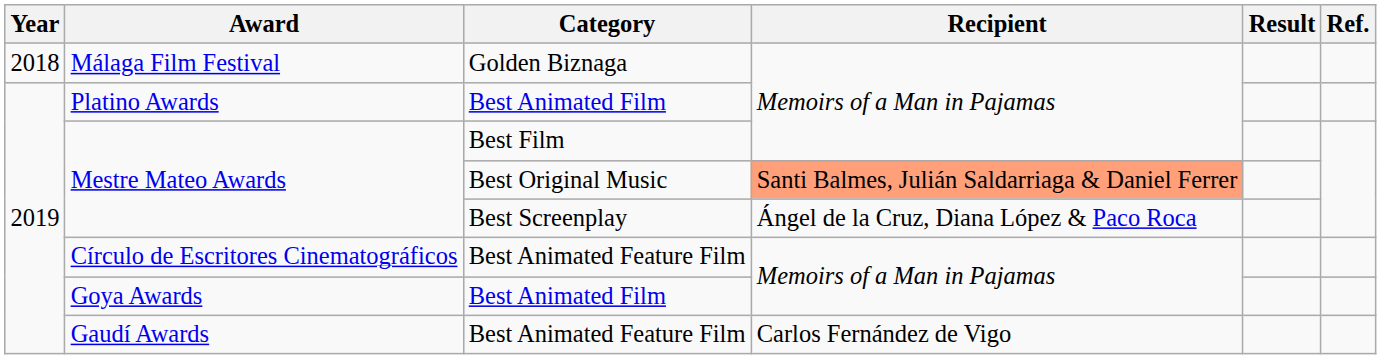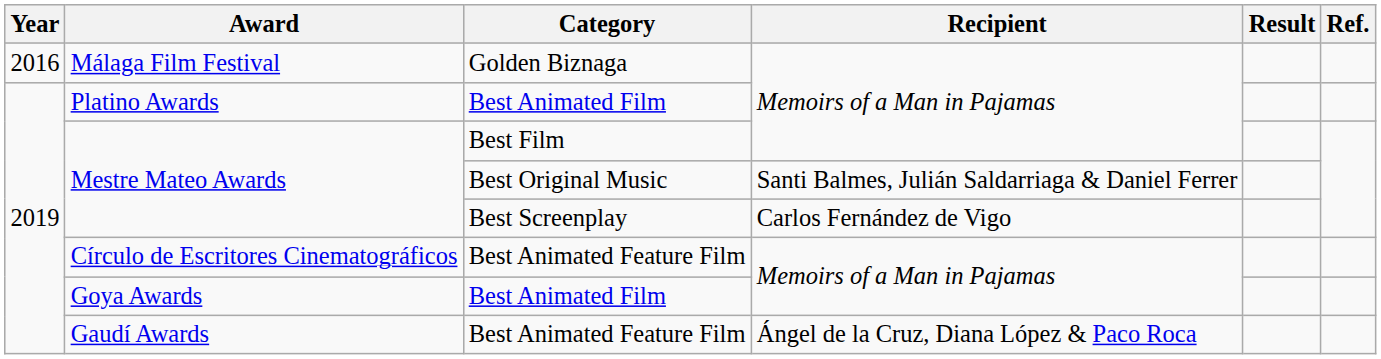(35, 62) 2018 -> (35, 62) 2016
(997, 179) lightsalmon background -> (997, 179) no background
(977, 218) Ángel de la Cruz, Diana López & Paco Roca -> (884, 218) Carlos Fernández de Vigo
(884, 334) Carlos Fernández de Vigo -> (977, 334) Ángel de la Cruz, Diana López & Paco Roca
